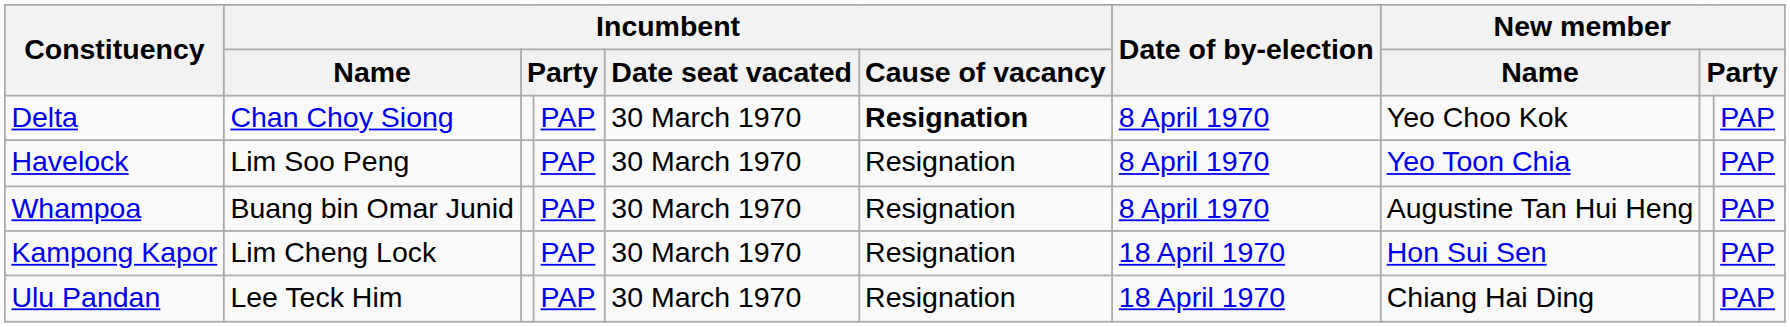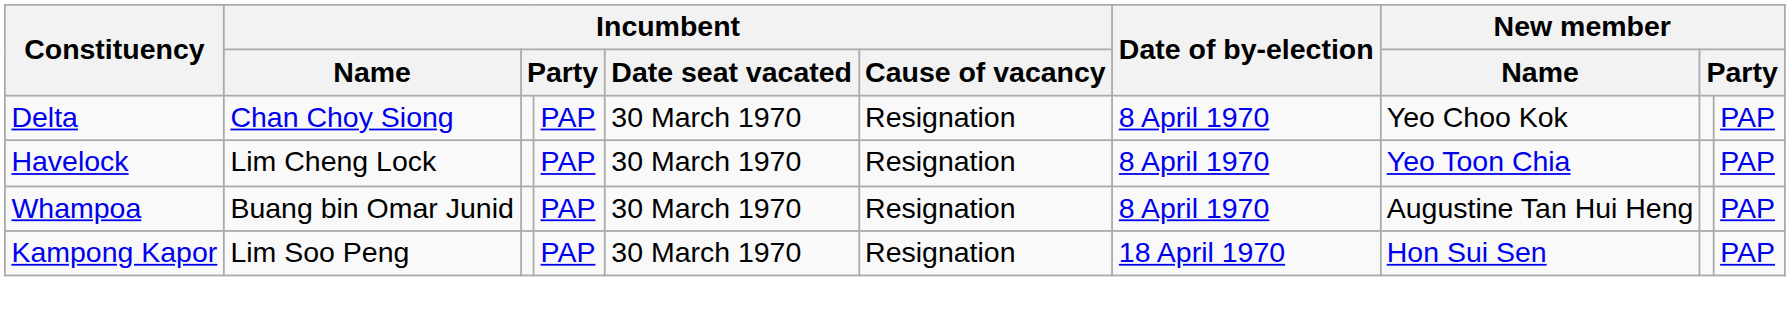(947, 117) bold -> (940, 117) normal
(320, 162) Lim Soo Peng -> (333, 162) Lim Cheng Lock
(333, 252) Lim Cheng Lock -> (320, 252) Lim Soo Peng
- row: (86, 298)
